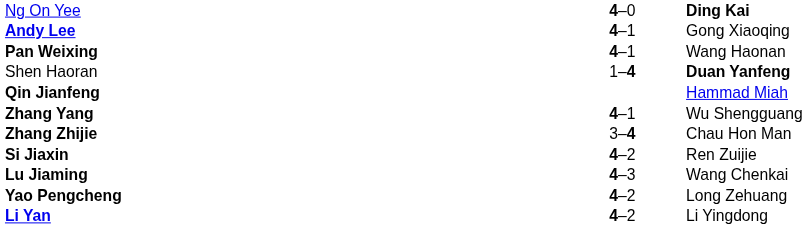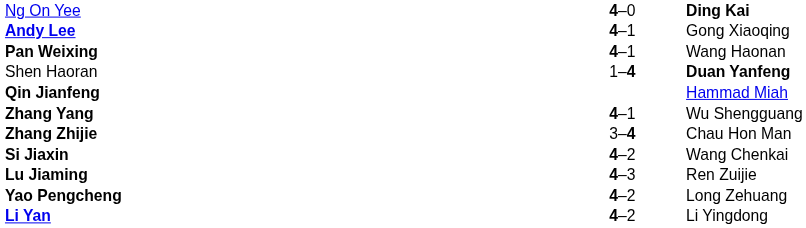(721, 154) Ren Zuijie -> (737, 154) Wang Chenkai
(737, 175) Wang Chenkai -> (721, 175) Ren Zuijie
